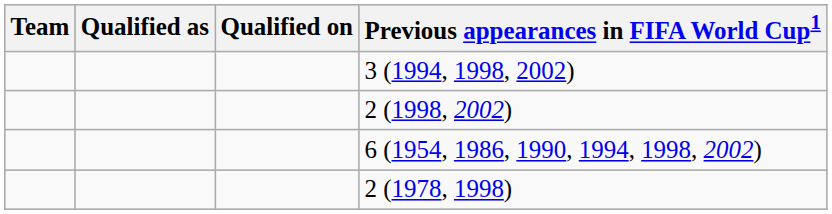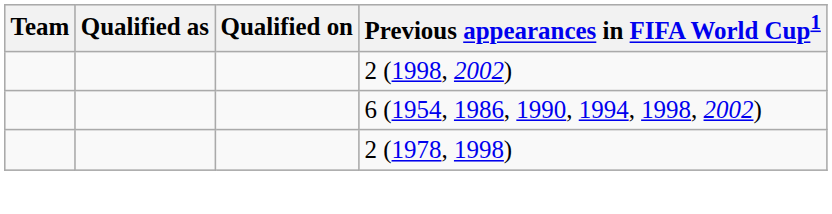- row: (470, 70)
